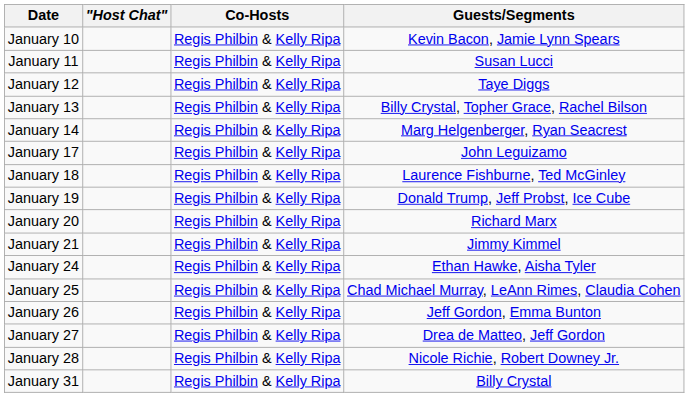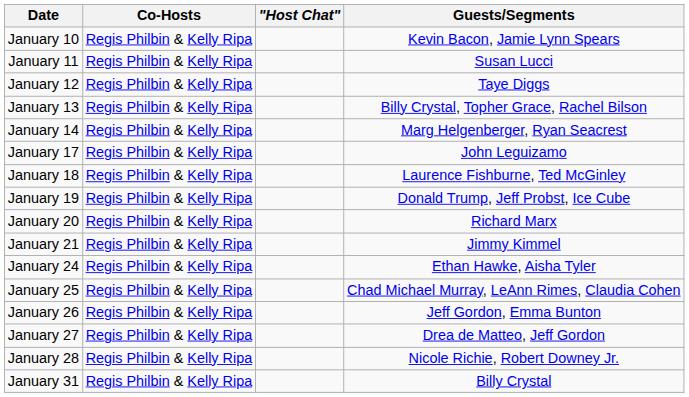columns swapped: (257, 15) <-> (126, 15)
